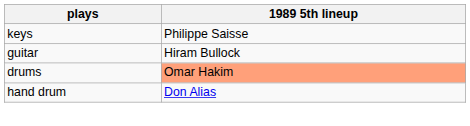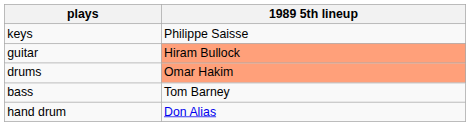(202, 53) no background -> (202, 53) lightsalmon background
+ row: (20, 92)
